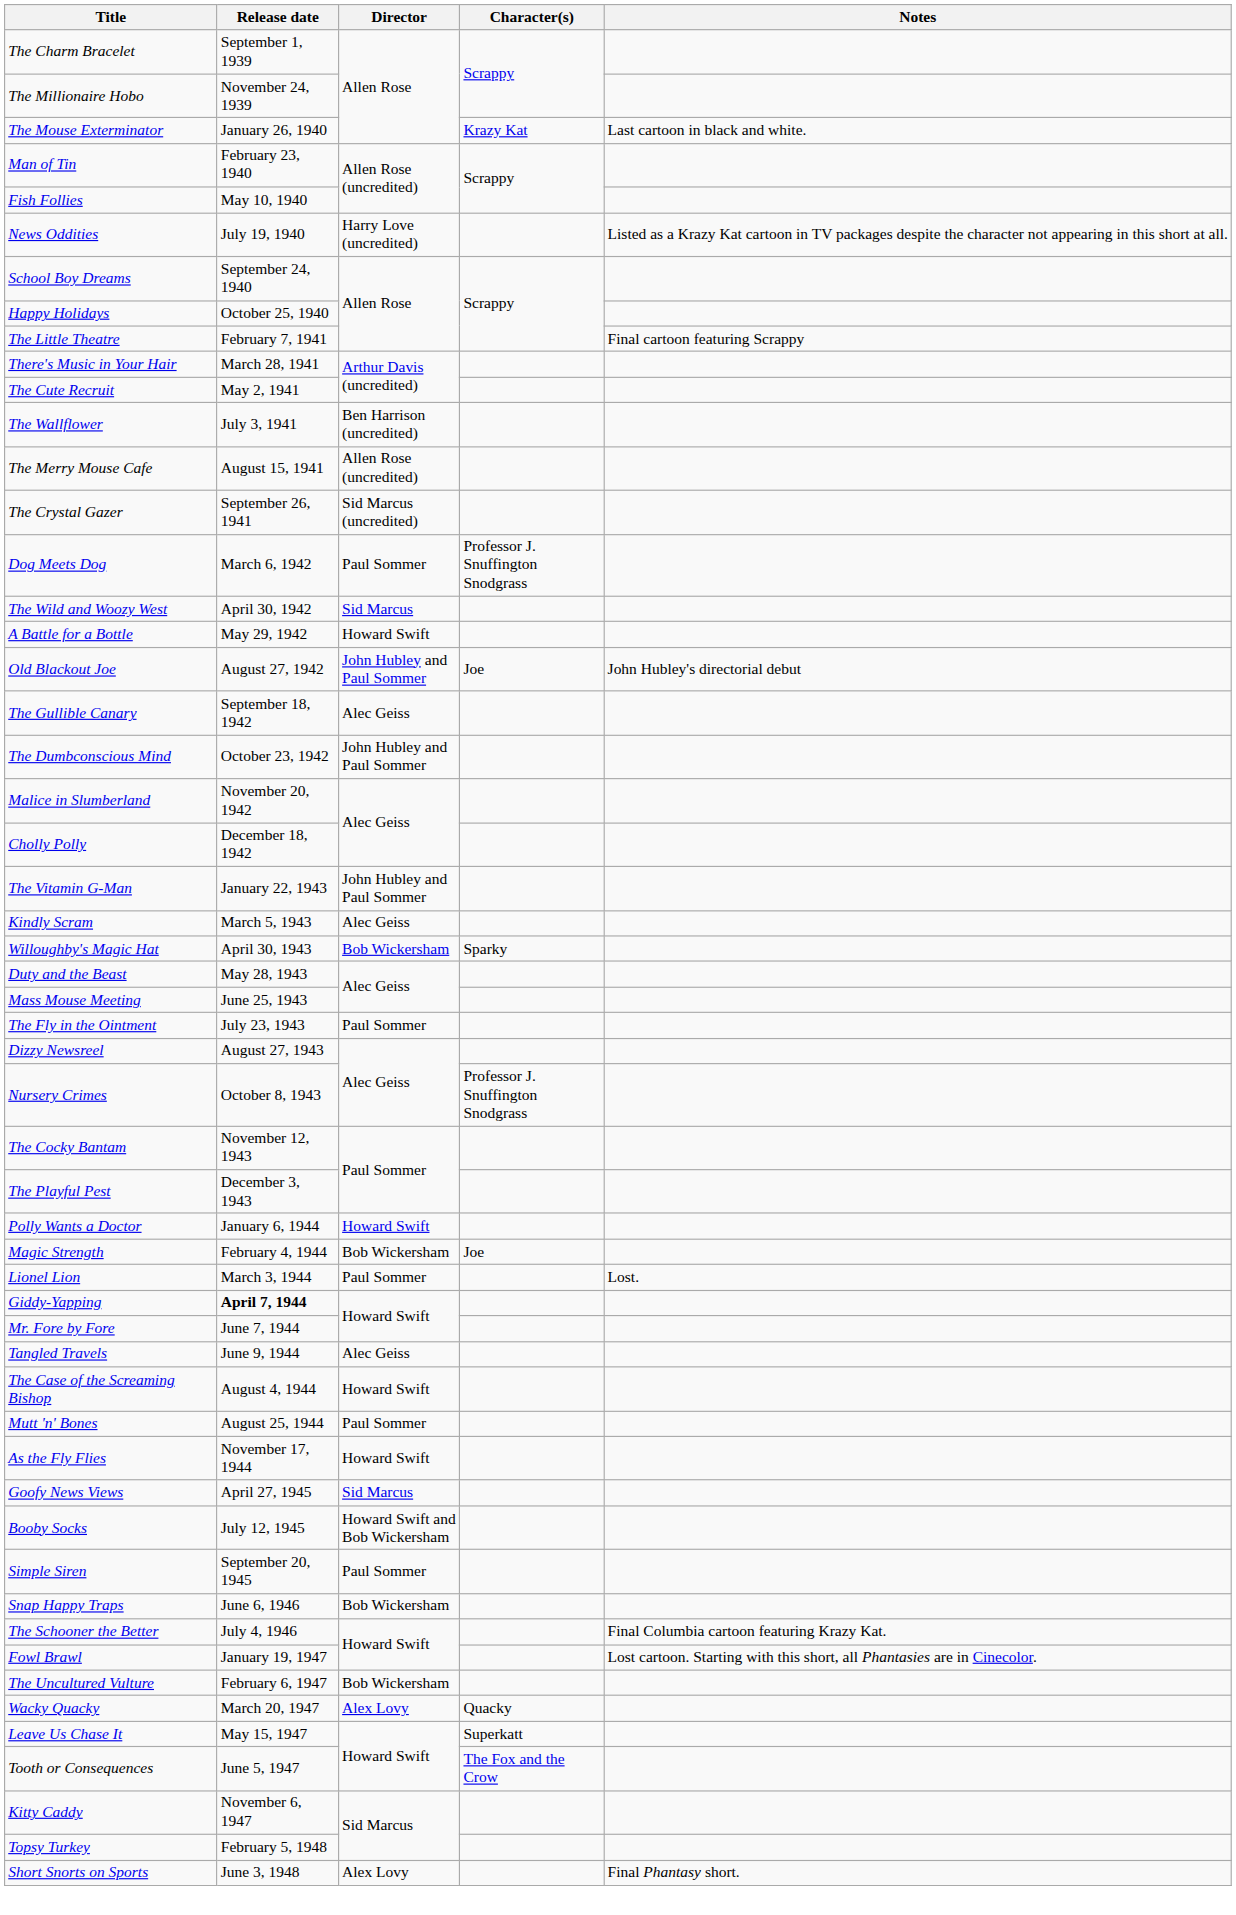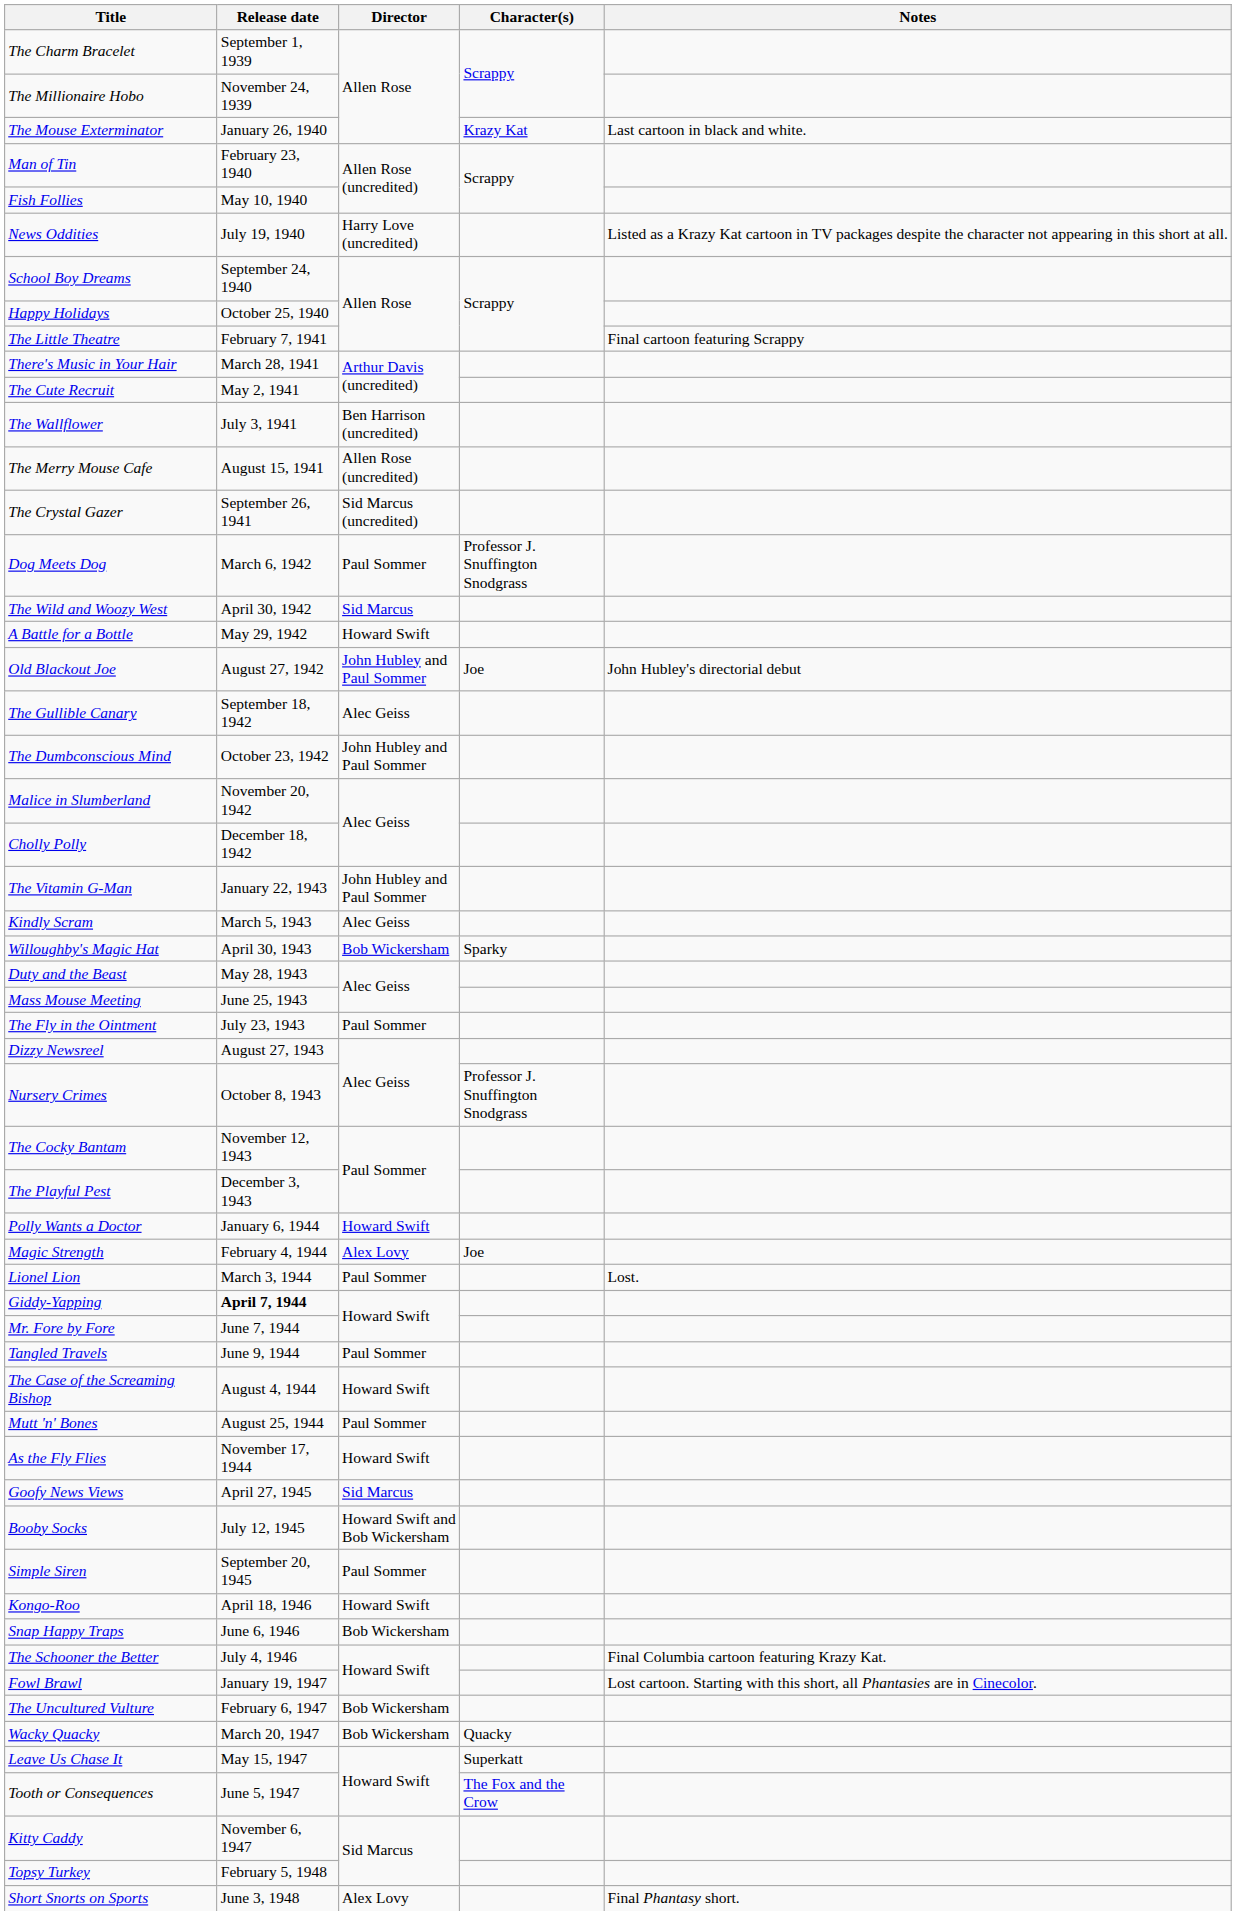(396, 1251) Bob Wickersham -> (375, 1251) Alex Lovy
(376, 1353) Alec Geiss -> (384, 1353) Paul Sommer
+ row: (44, 1605)
(375, 1708) Alex Lovy -> (396, 1733) Bob Wickersham
